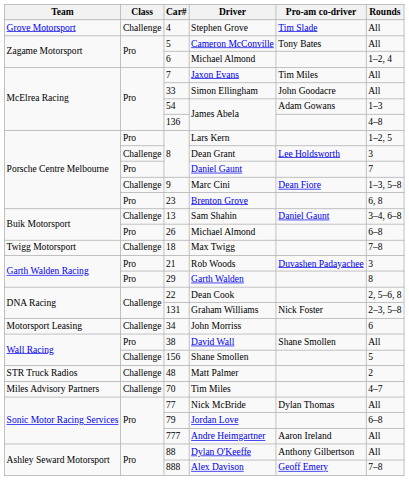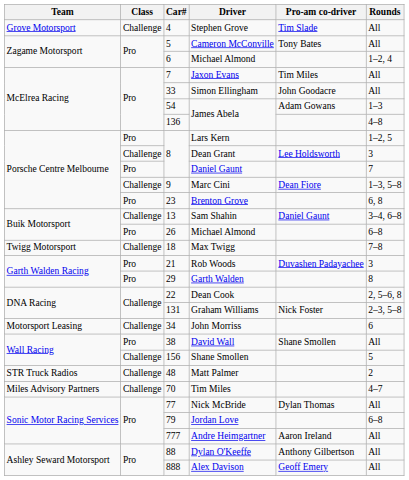(375, 467) 7–8 -> (374, 467) All
